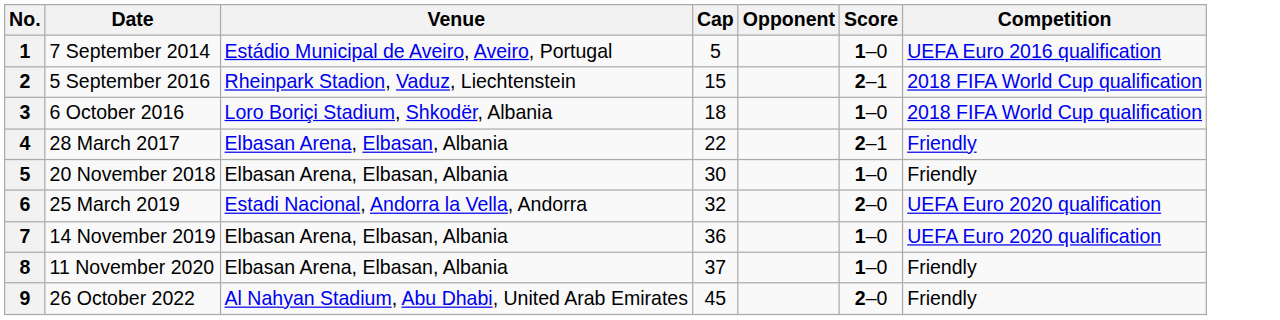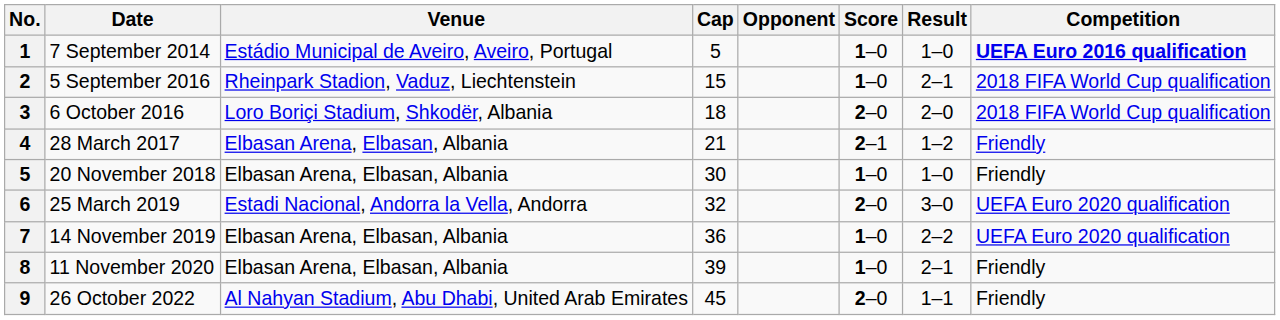+ column: (937, 19)
(1034, 50) normal -> (1111, 50) bold
(871, 81) 2–1 -> (871, 81) 1–0
(871, 112) 1–0 -> (871, 112) 2–0
(715, 143) 22 -> (715, 143) 21
(715, 267) 37 -> (715, 267) 39
